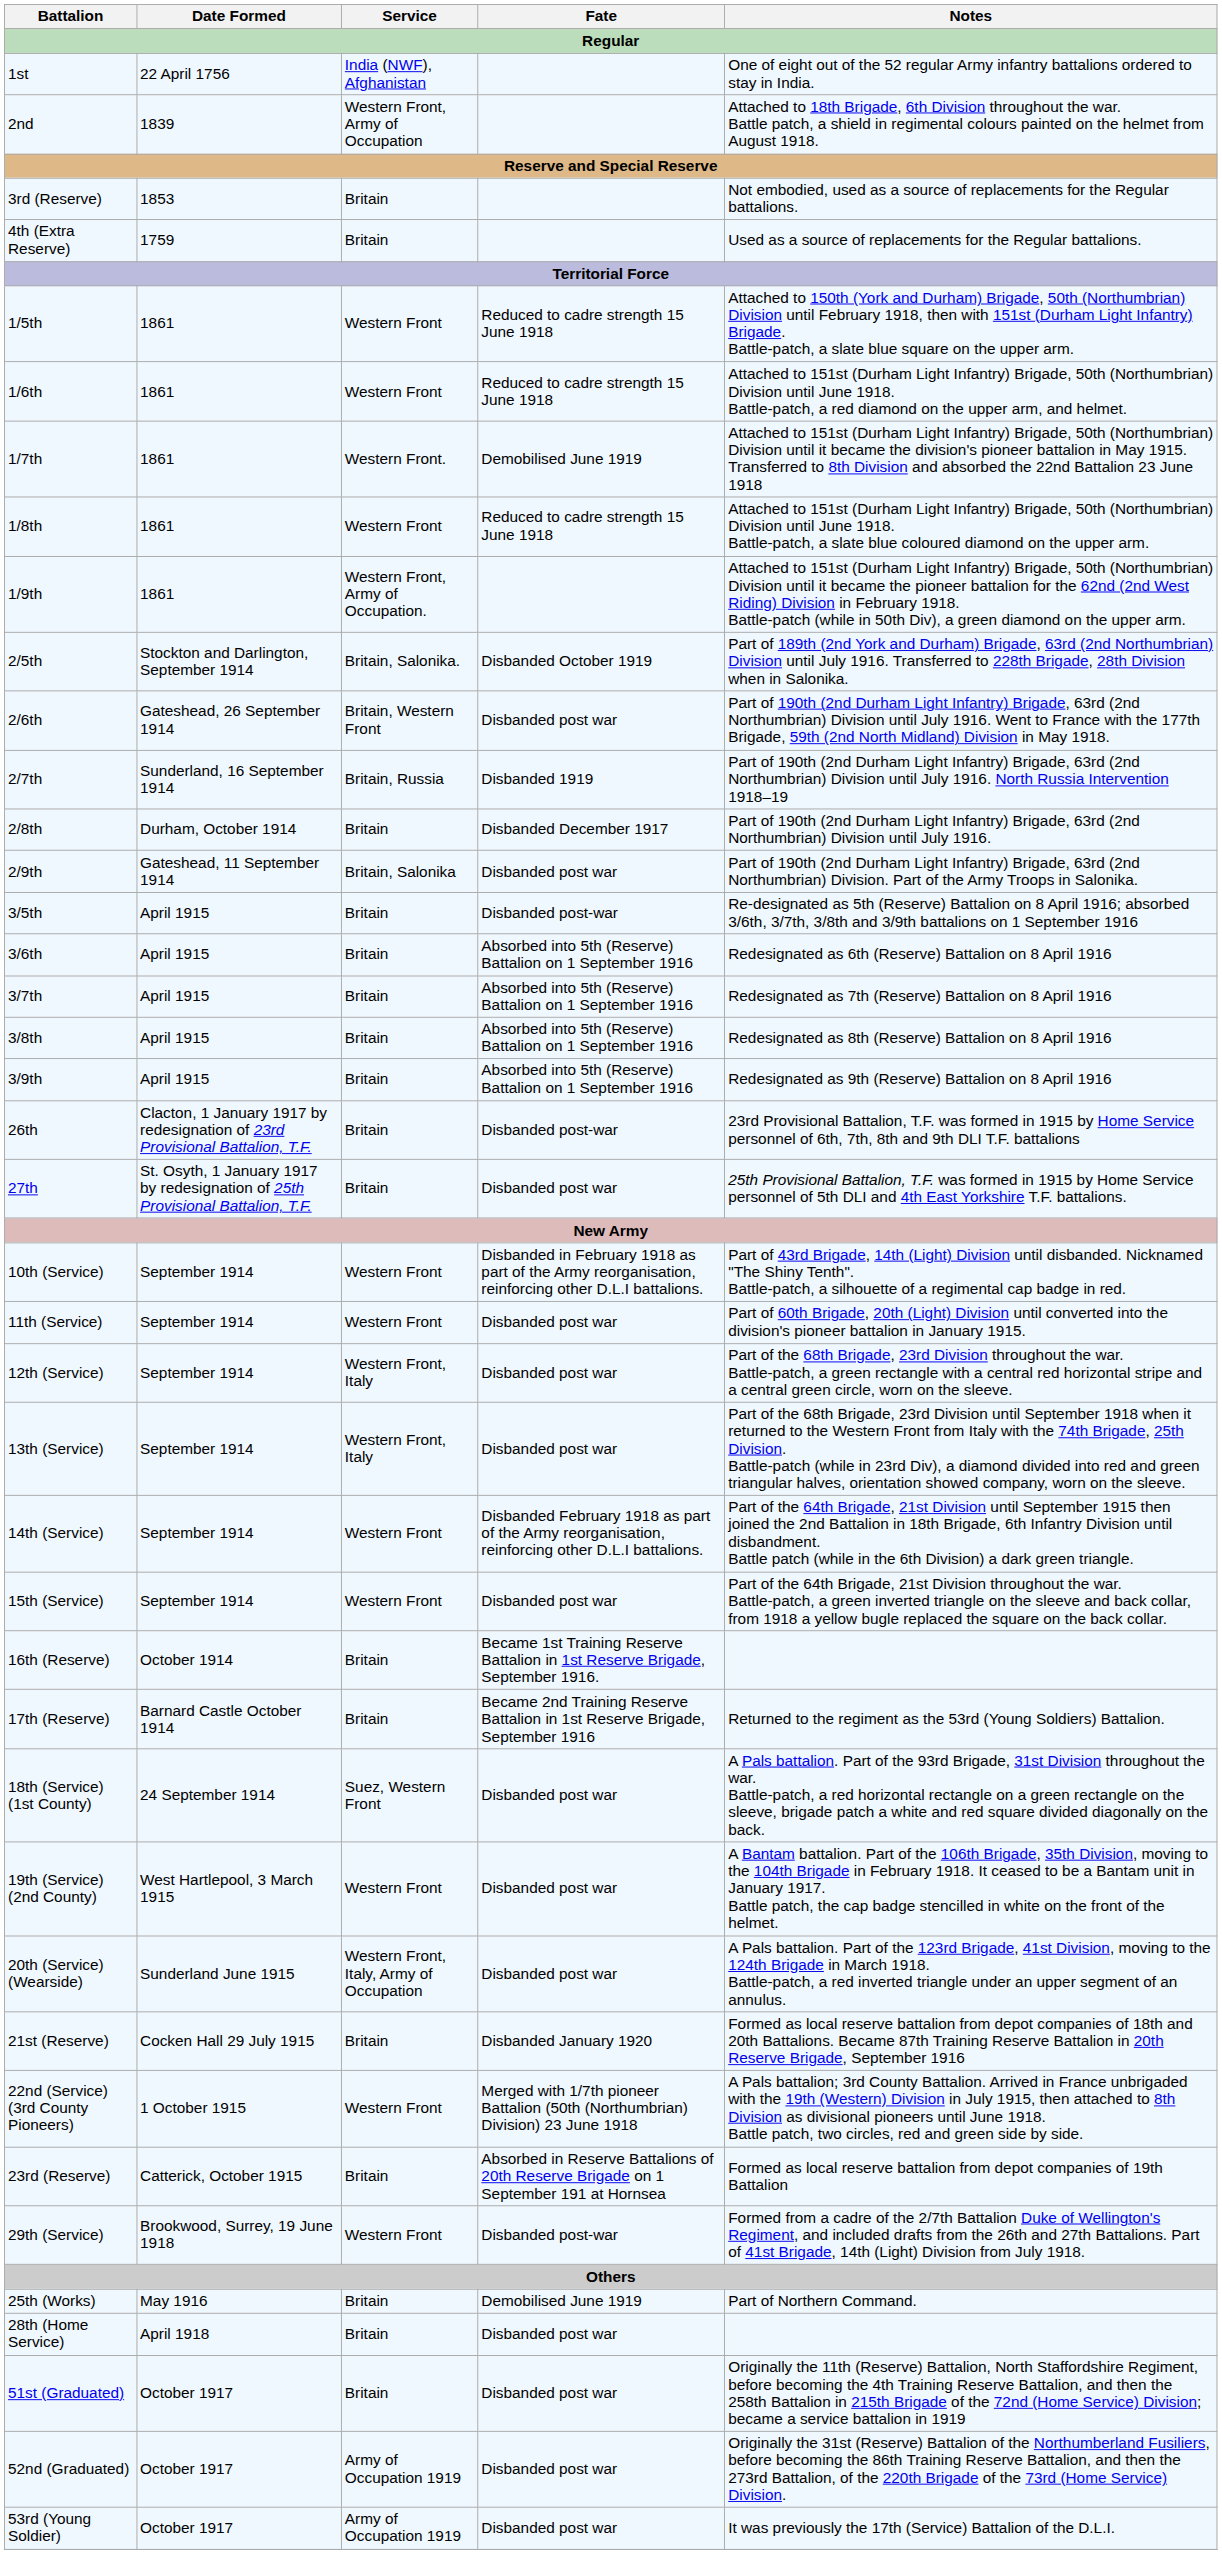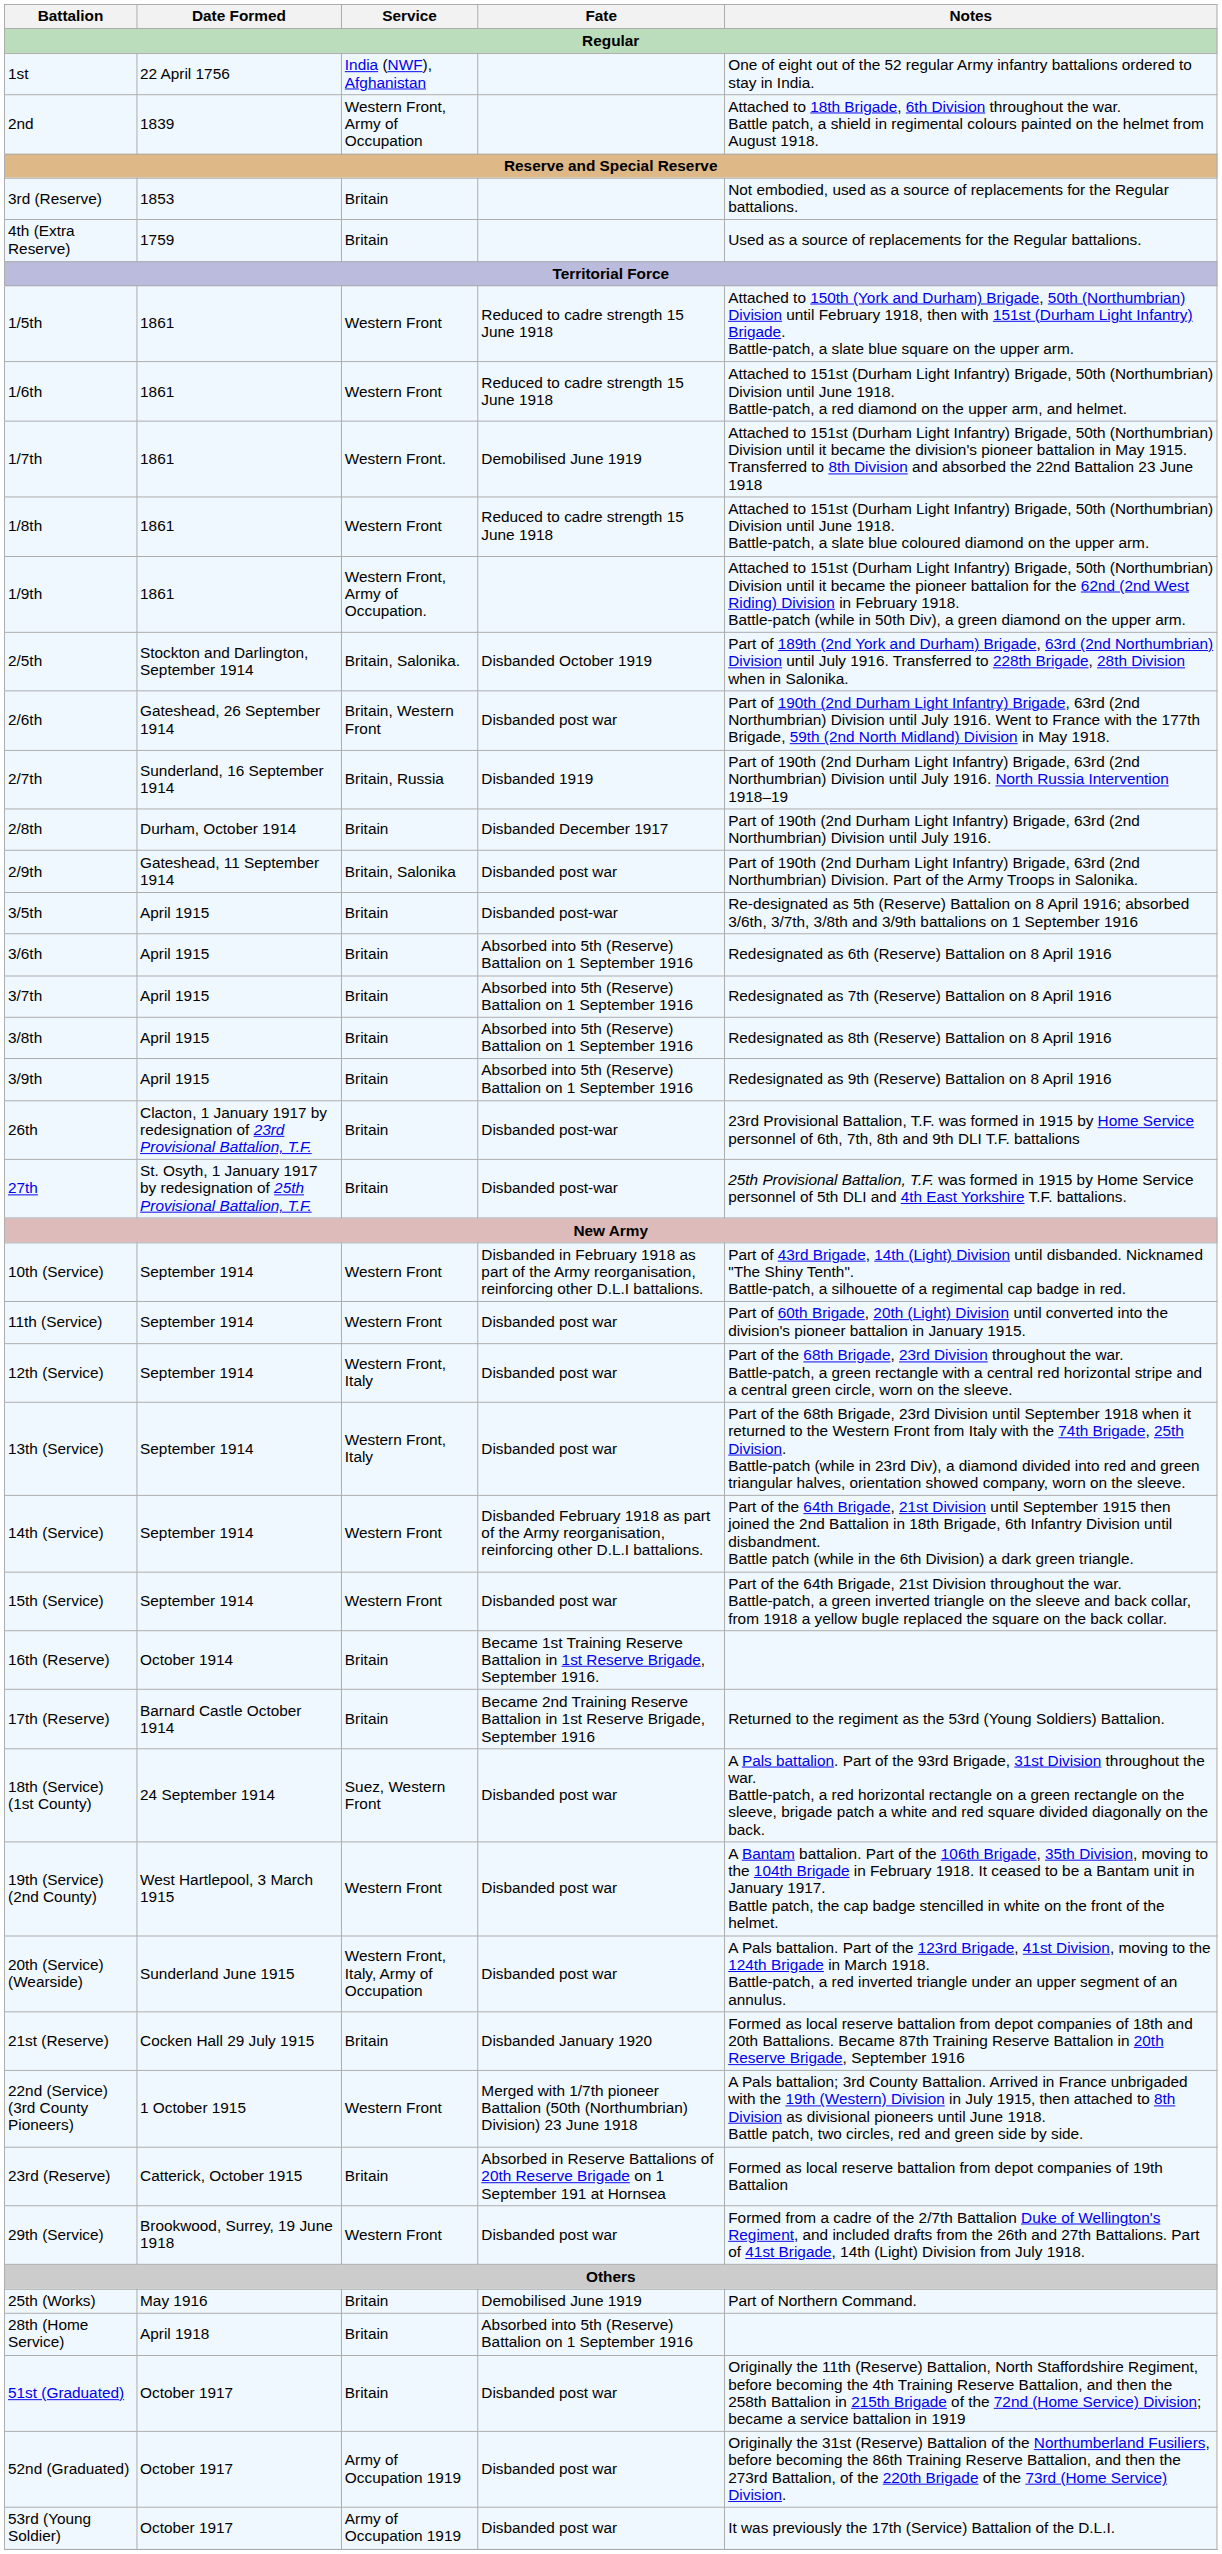(549, 1188) Disbanded post war -> (550, 1188) Disbanded post-war
(550, 2235) Disbanded post-war -> (549, 2235) Disbanded post war
(549, 2334) Disbanded post war -> (587, 2334) Absorbed into 5th (Reserve) Battalion on 1 September 1916
